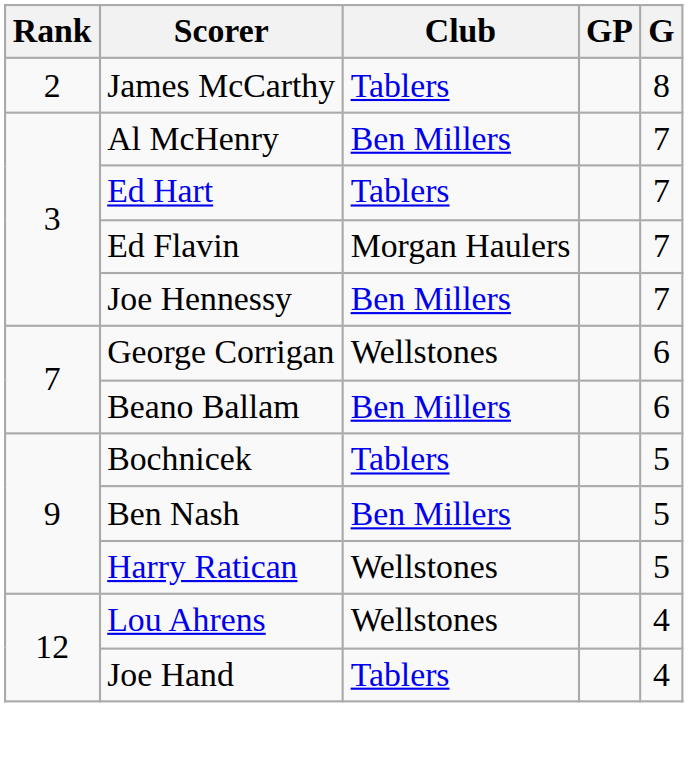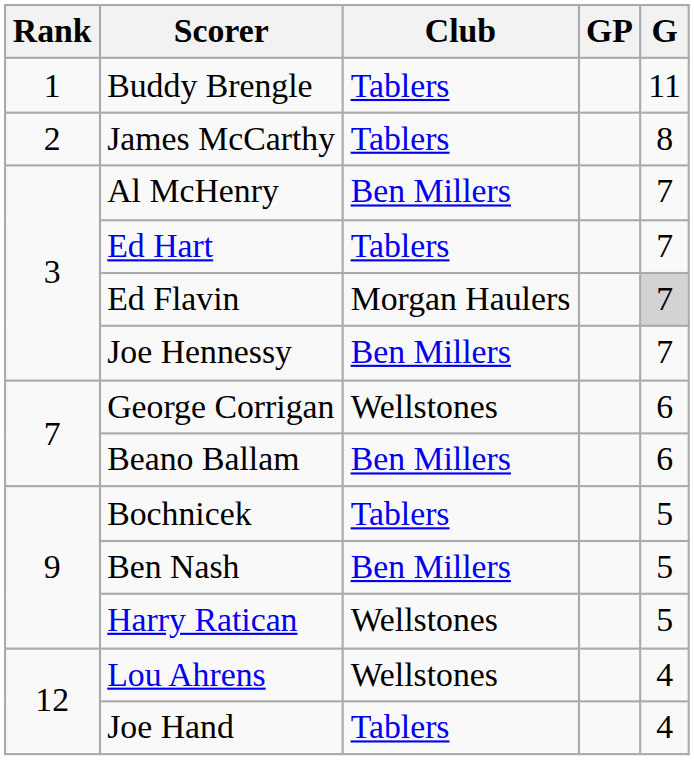+ row: (210, 84)
(661, 245) no background -> (665, 298) lightgrey background
